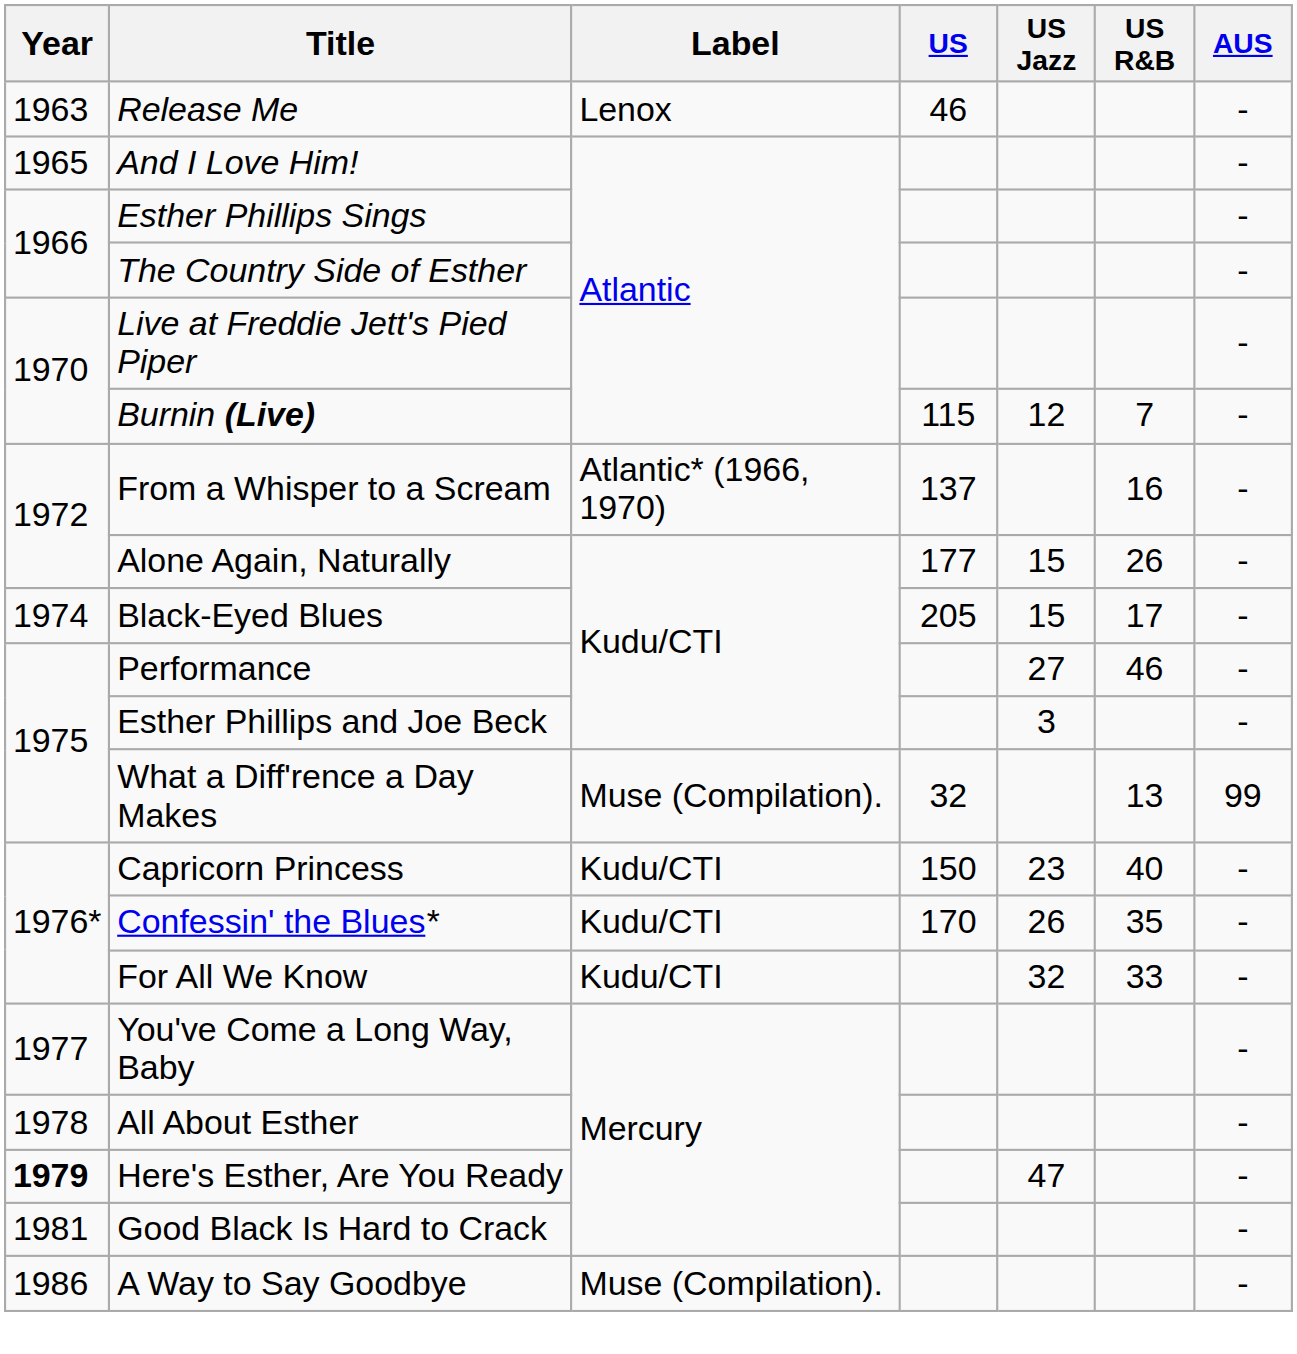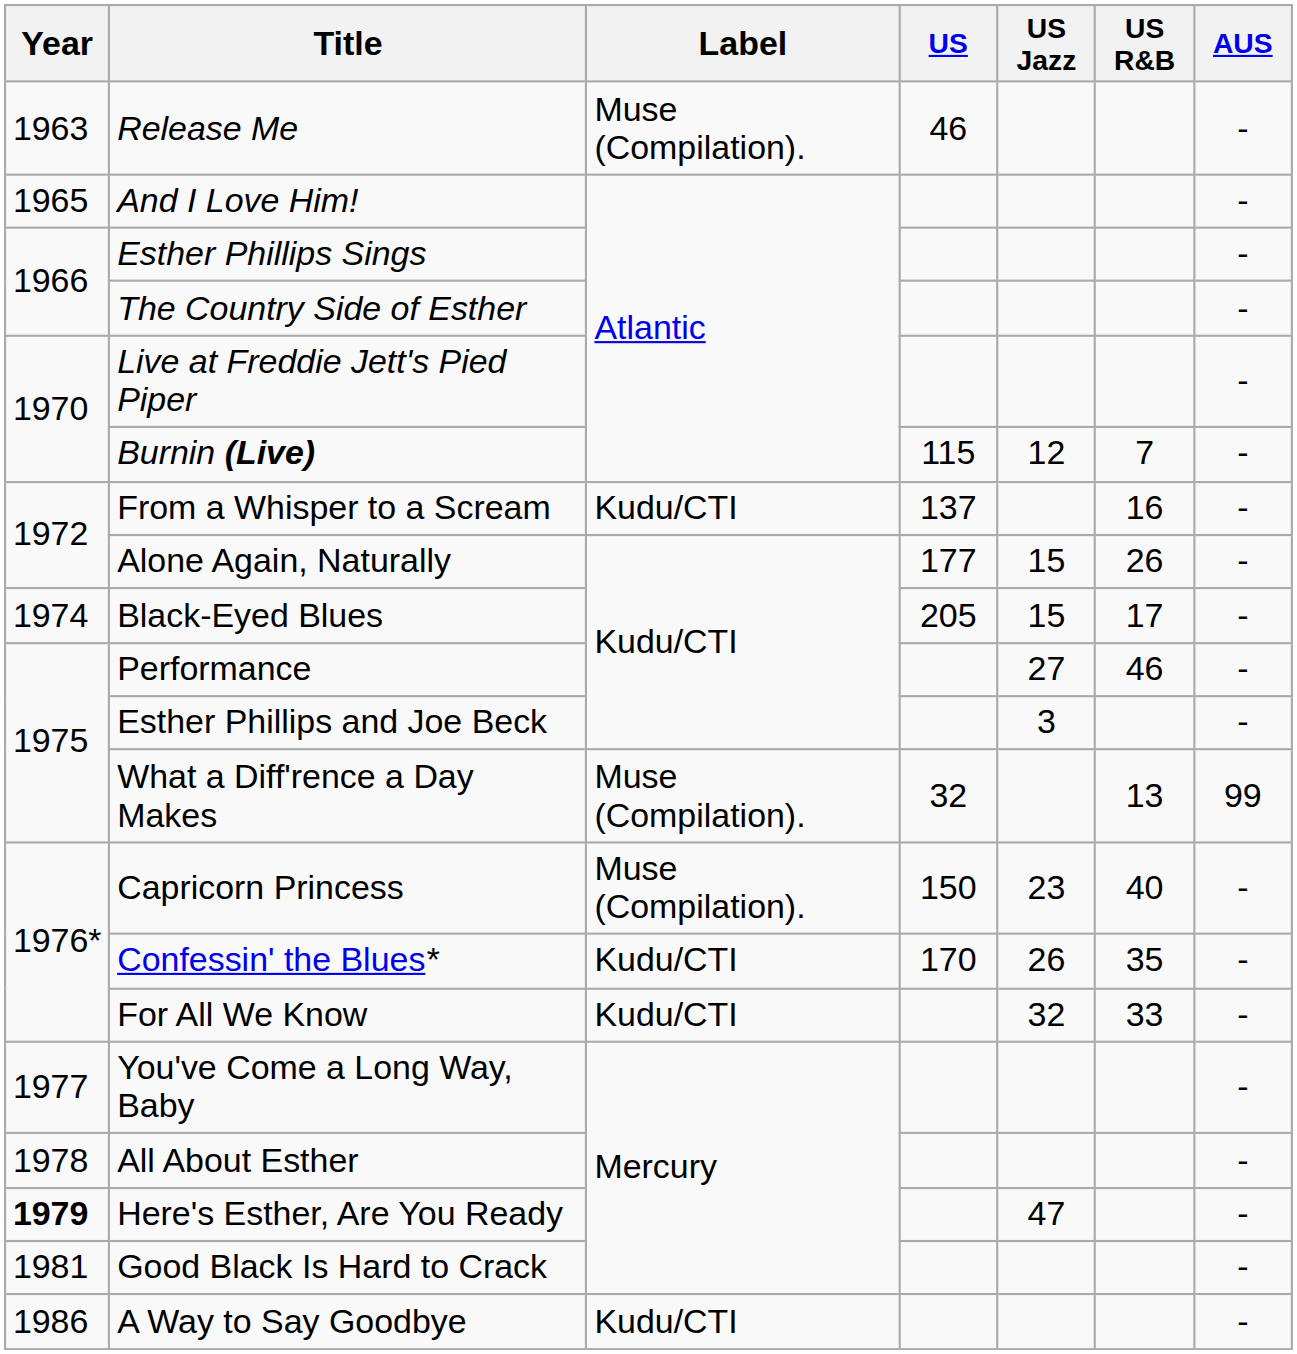(626, 108) Lenox -> (700, 127) Muse (Compilation).
(694, 488) Atlantic* (1966, 1970) -> (666, 507) Kudu/CTI
(651, 868) Kudu/CTI -> (700, 887) Muse (Compilation).
(731, 1283) Muse (Compilation). -> (666, 1321) Kudu/CTI
